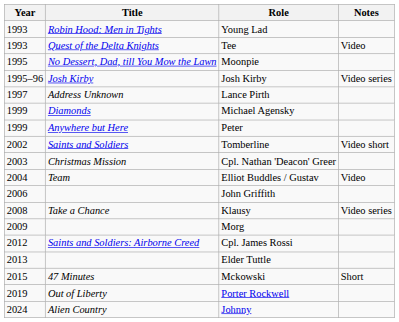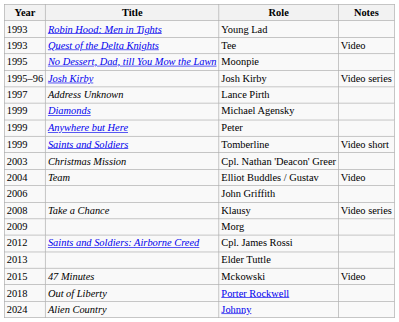(17, 144) 2002 -> (17, 144) 1999
(352, 276) Short -> (353, 276) Video
(17, 293) 2019 -> (17, 293) 2018
